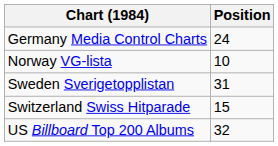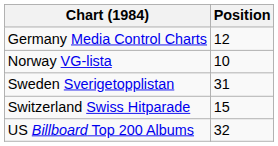(222, 38) 24 -> (222, 38) 12
